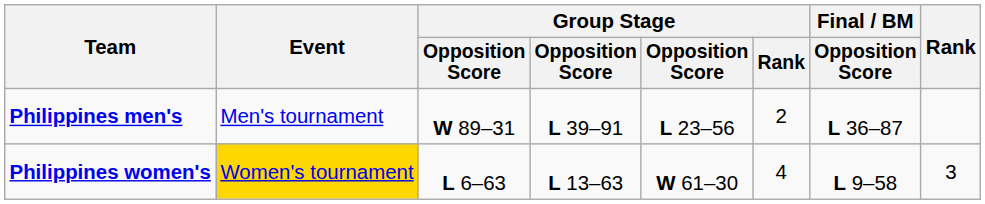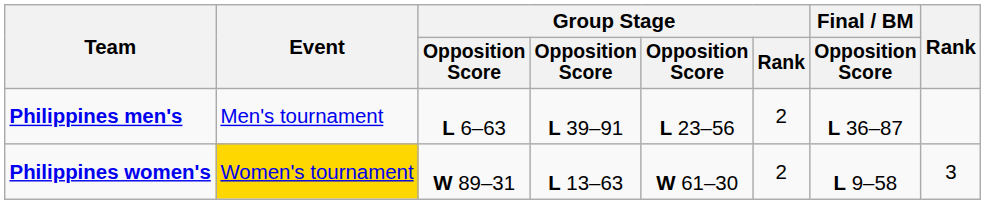(474, 128) W 89–31 -> (474, 128) L 6–63
(474, 183) L 6–63 -> (474, 183) W 89–31
(781, 172) 4 -> (781, 172) 2
